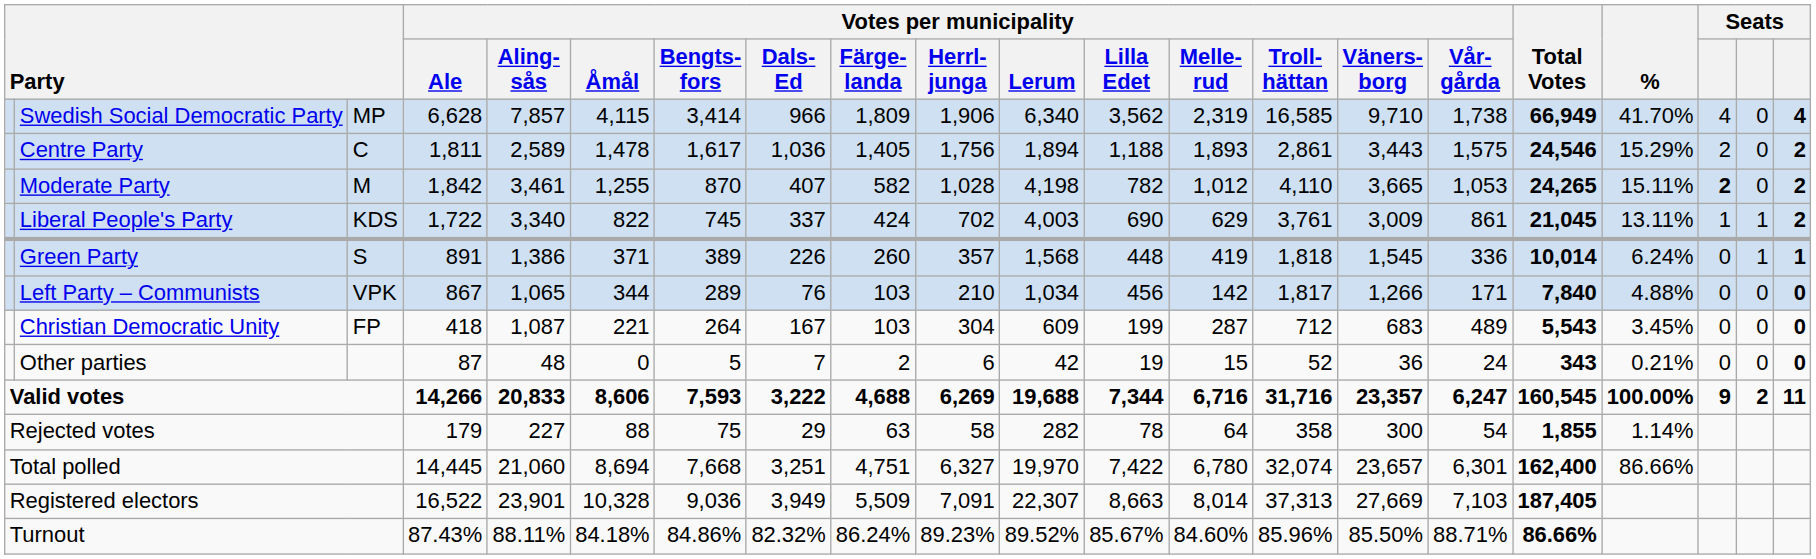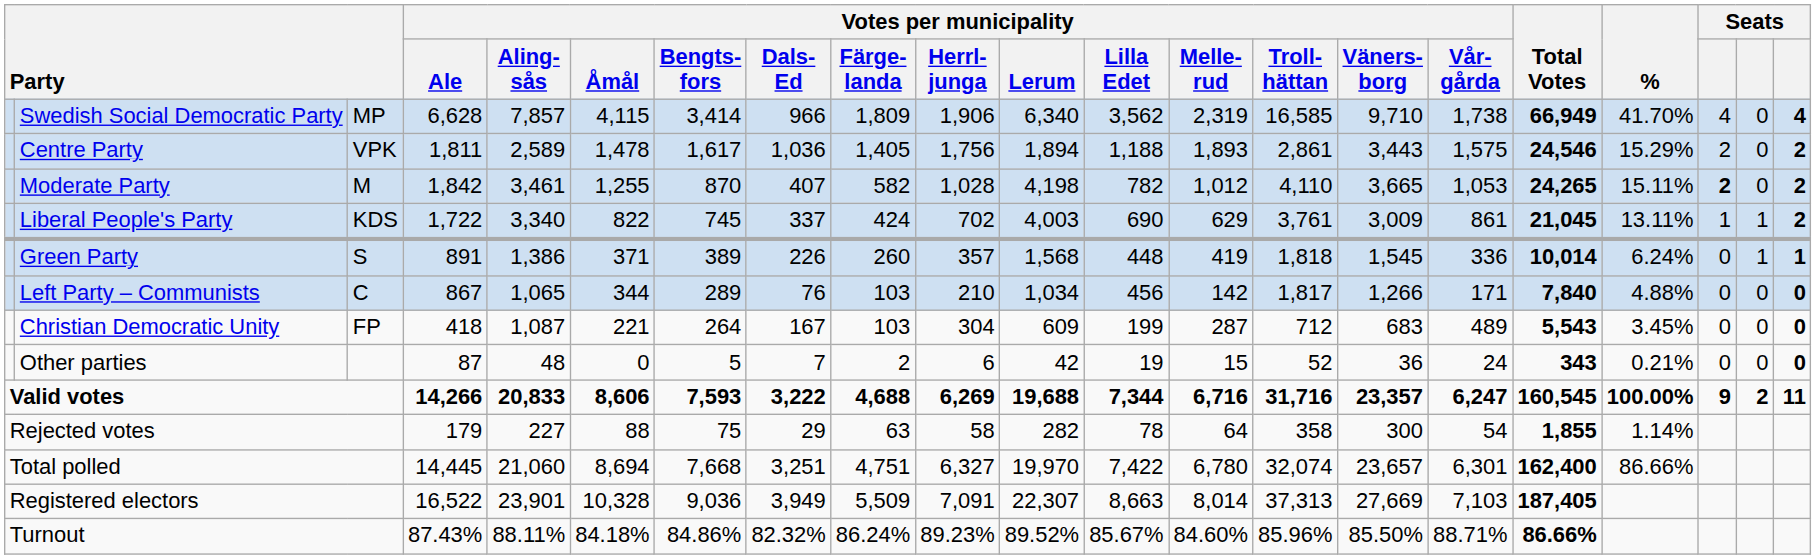(361, 150) C -> (375, 150) VPK
(375, 292) VPK -> (361, 292) C
